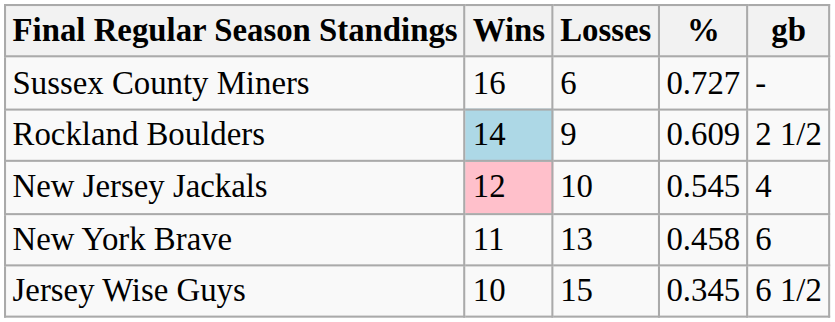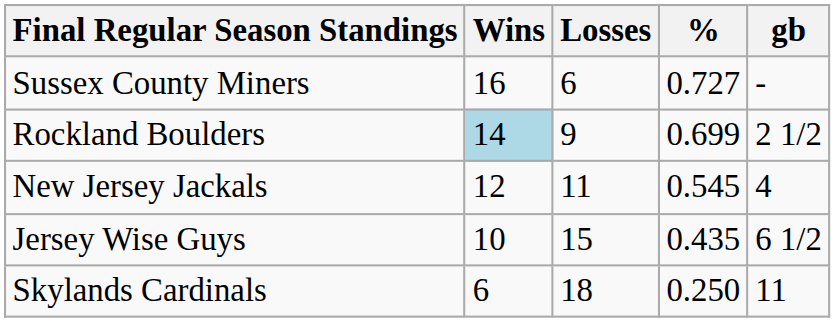(703, 134) 0.609 -> (703, 134) 0.699
(489, 186) pink background -> (489, 186) no background
(577, 186) 10 -> (576, 186) 11
- row: (122, 238)
(703, 290) 0.345 -> (703, 238) 0.435
+ row: (140, 290)
